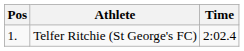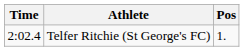columns swapped: (17, 14) <-> (220, 14)
